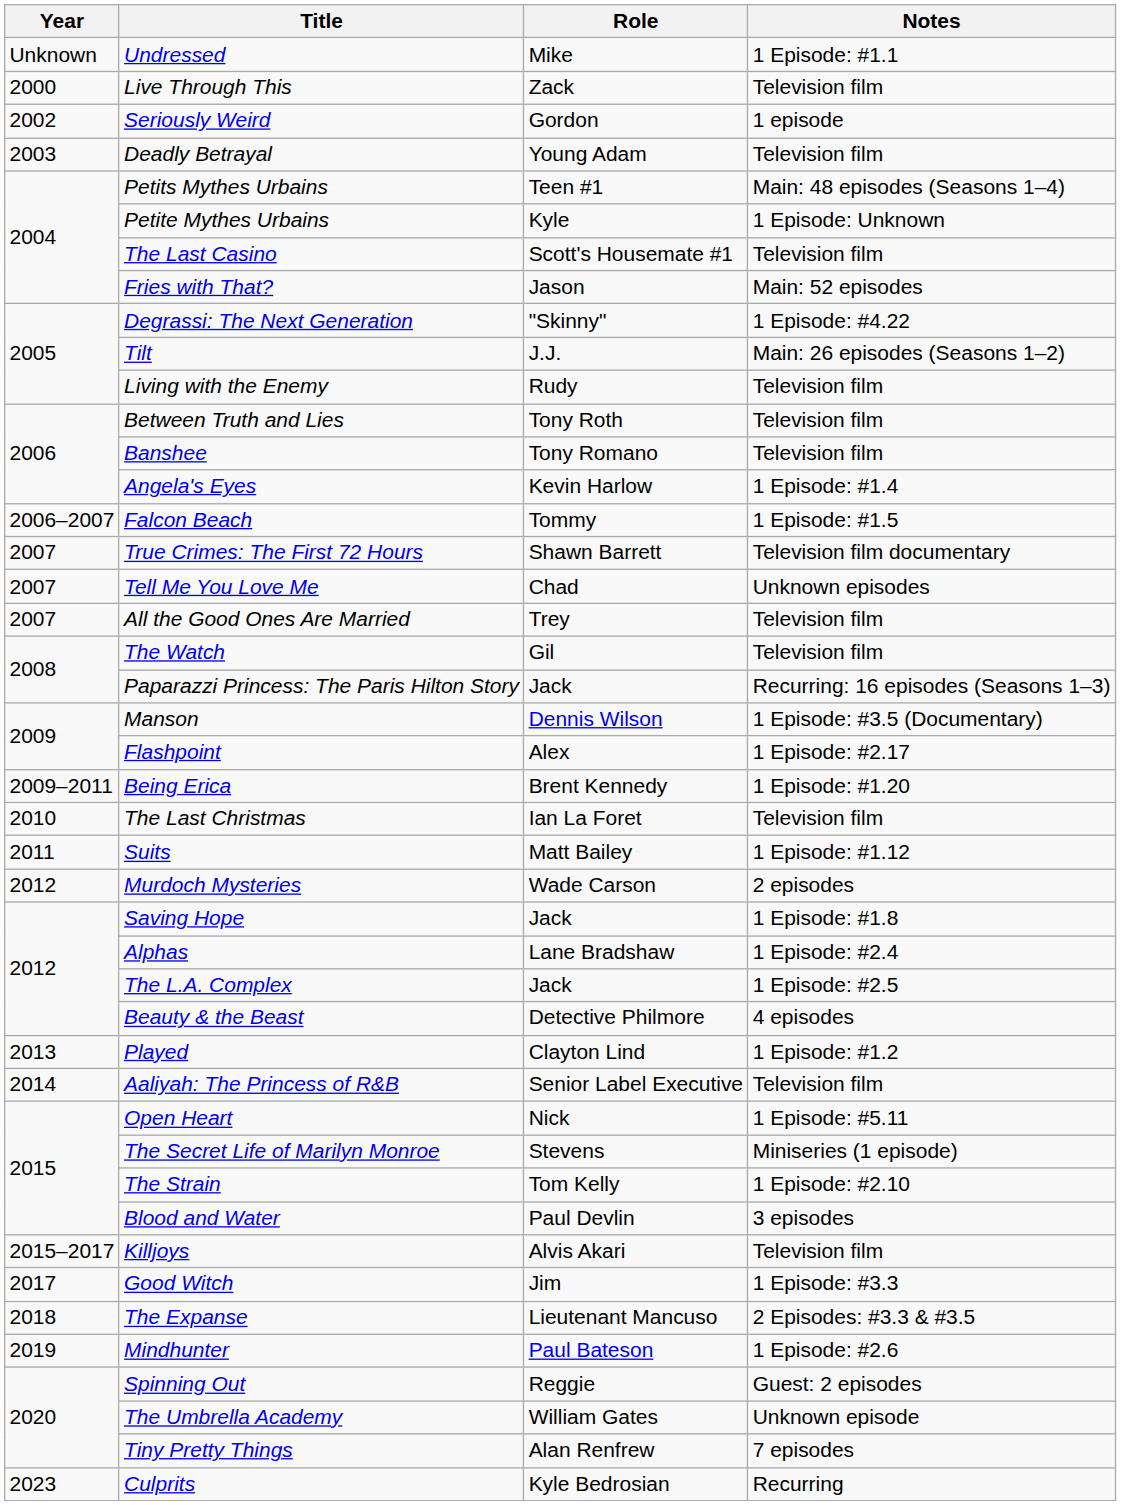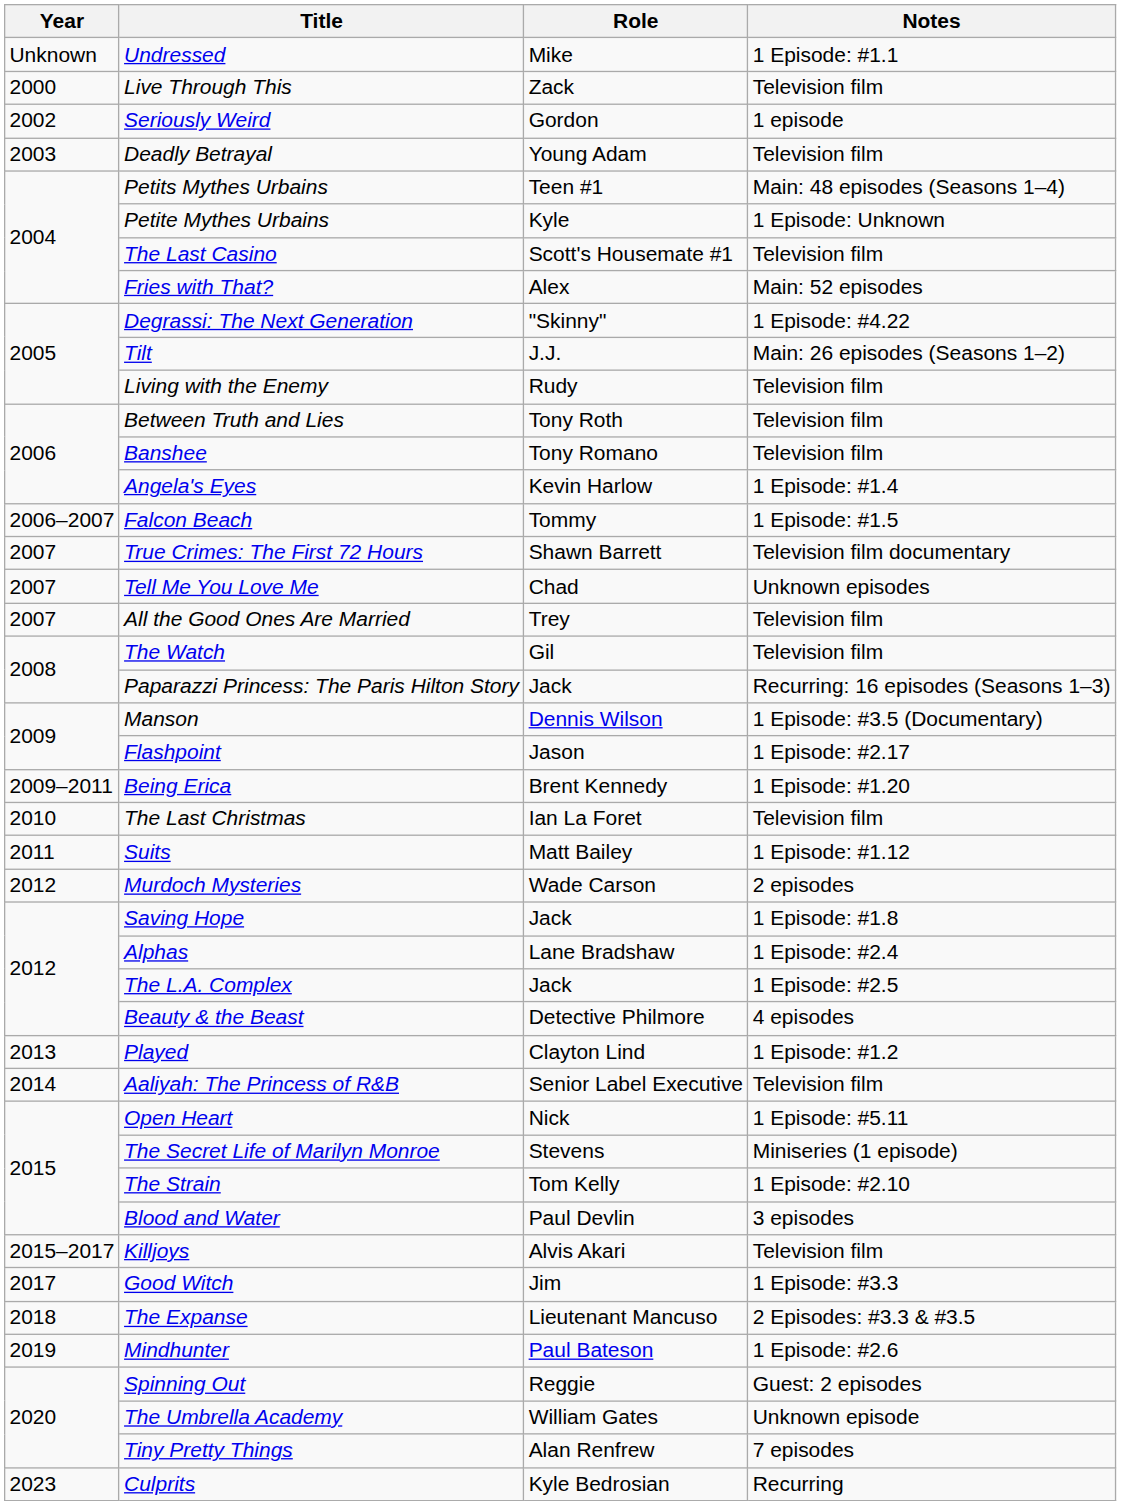(557, 287) Jason -> (549, 287) Alex
(549, 752) Alex -> (557, 752) Jason
